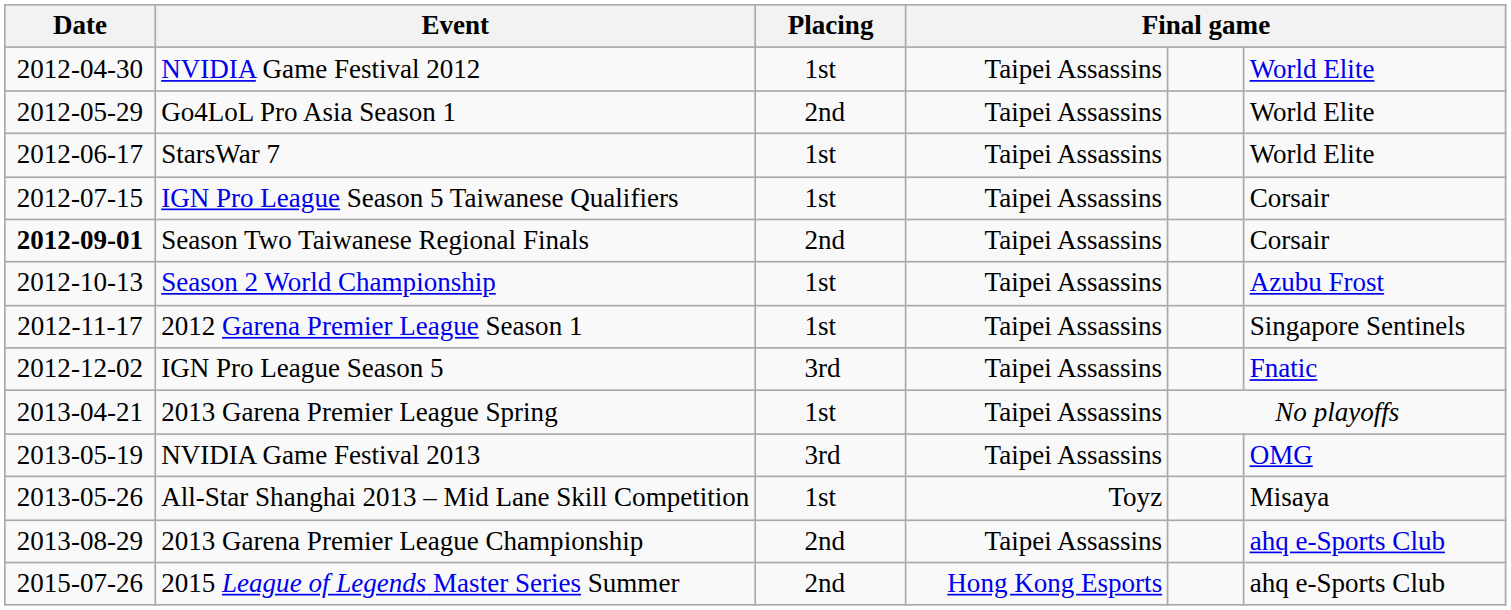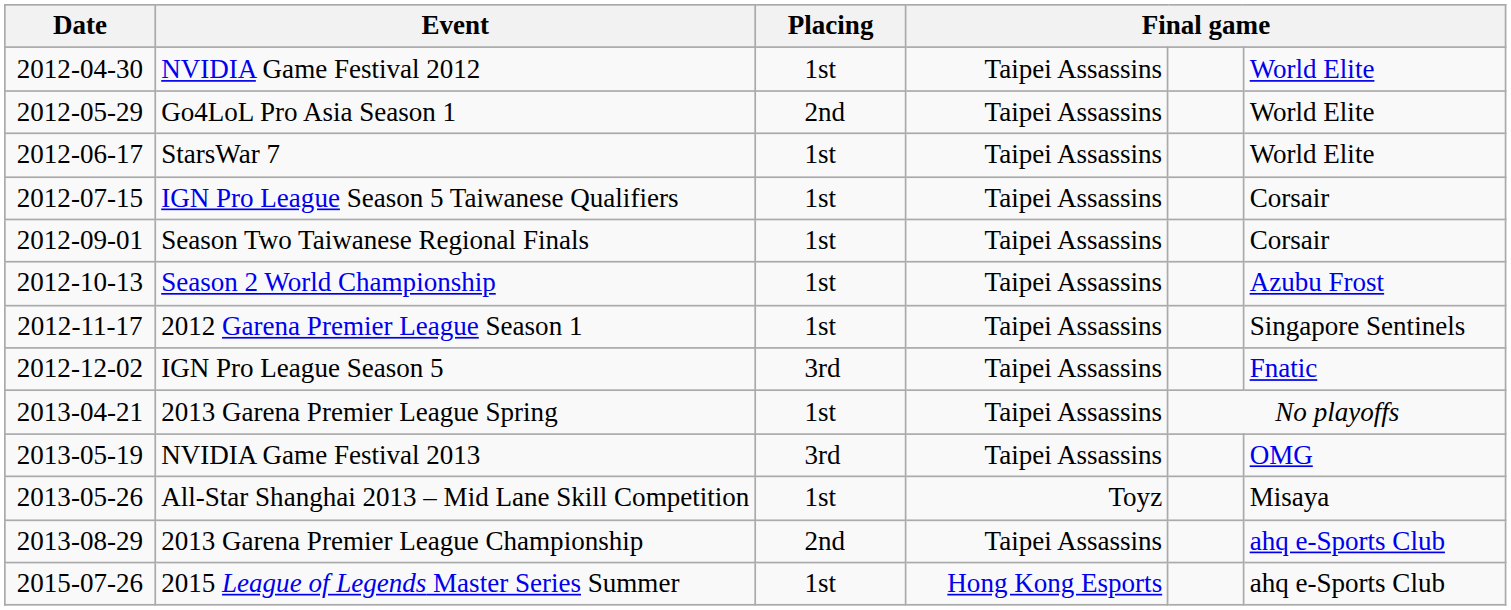(80, 240) bold -> (80, 240) normal
(825, 240) 2nd -> (820, 240) 1st
(825, 583) 2nd -> (820, 583) 1st
